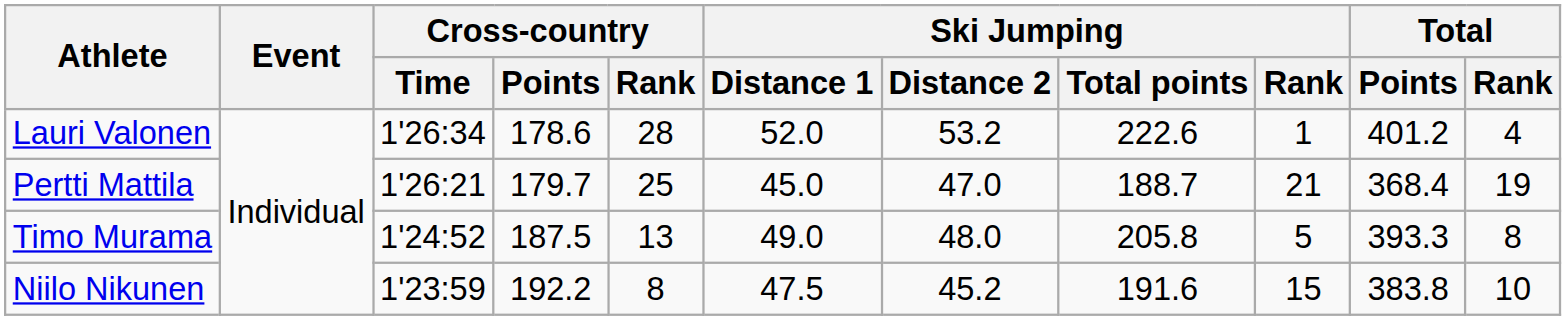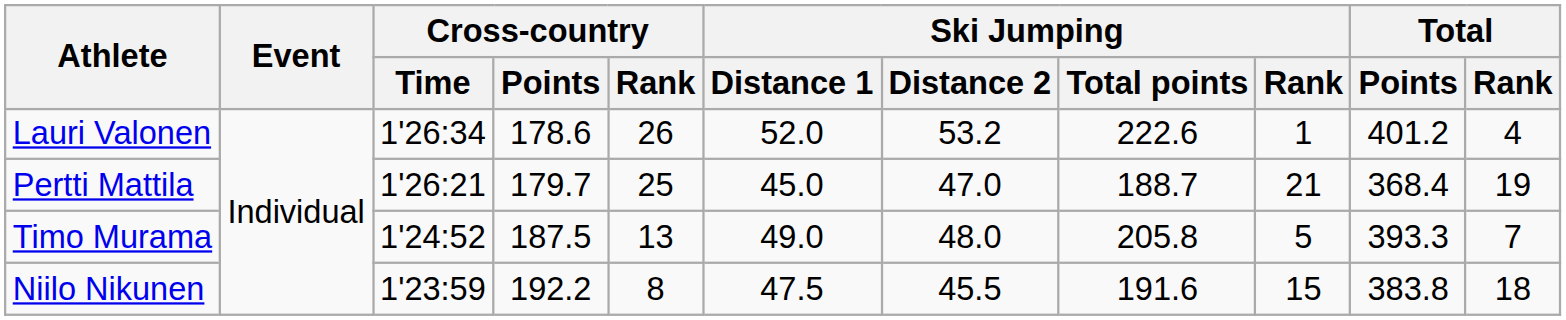(655, 134) 28 -> (655, 134) 26
(1513, 237) 8 -> (1513, 237) 7
(970, 288) 45.2 -> (970, 288) 45.5
(1513, 288) 10 -> (1513, 288) 18
